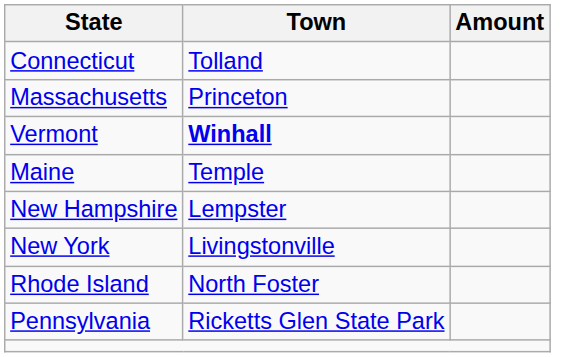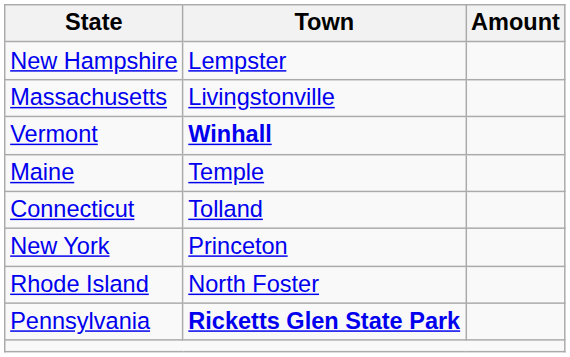rows swapped: (94, 209) <-> (72, 60)
(238, 97) Princeton -> (262, 97) Livingstonville
(262, 246) Livingstonville -> (238, 246) Princeton
(316, 321) normal -> (324, 321) bold
